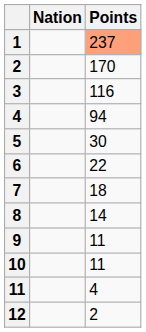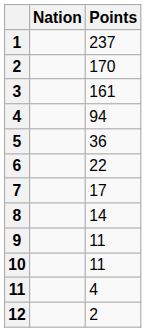(102, 42) lightsalmon background -> (102, 42) no background
(102, 92) 116 -> (102, 92) 161
(98, 141) 30 -> (98, 141) 36
(98, 191) 18 -> (98, 191) 17
